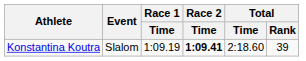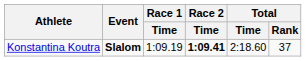(122, 48) normal -> (123, 48) bold
(283, 48) 39 -> (285, 48) 37
